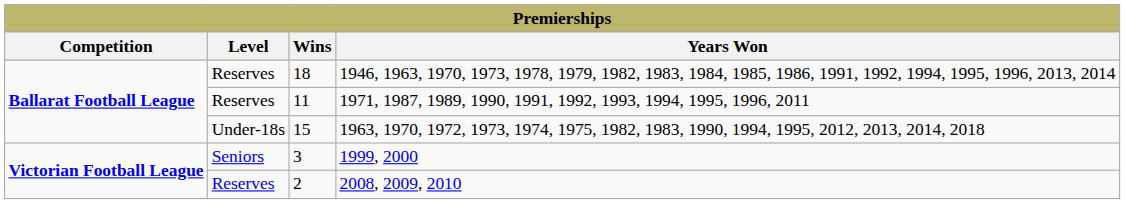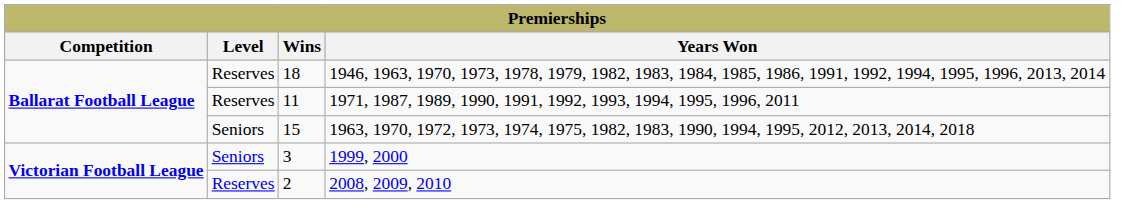(248, 128) Under-18s -> (238, 128) Seniors
